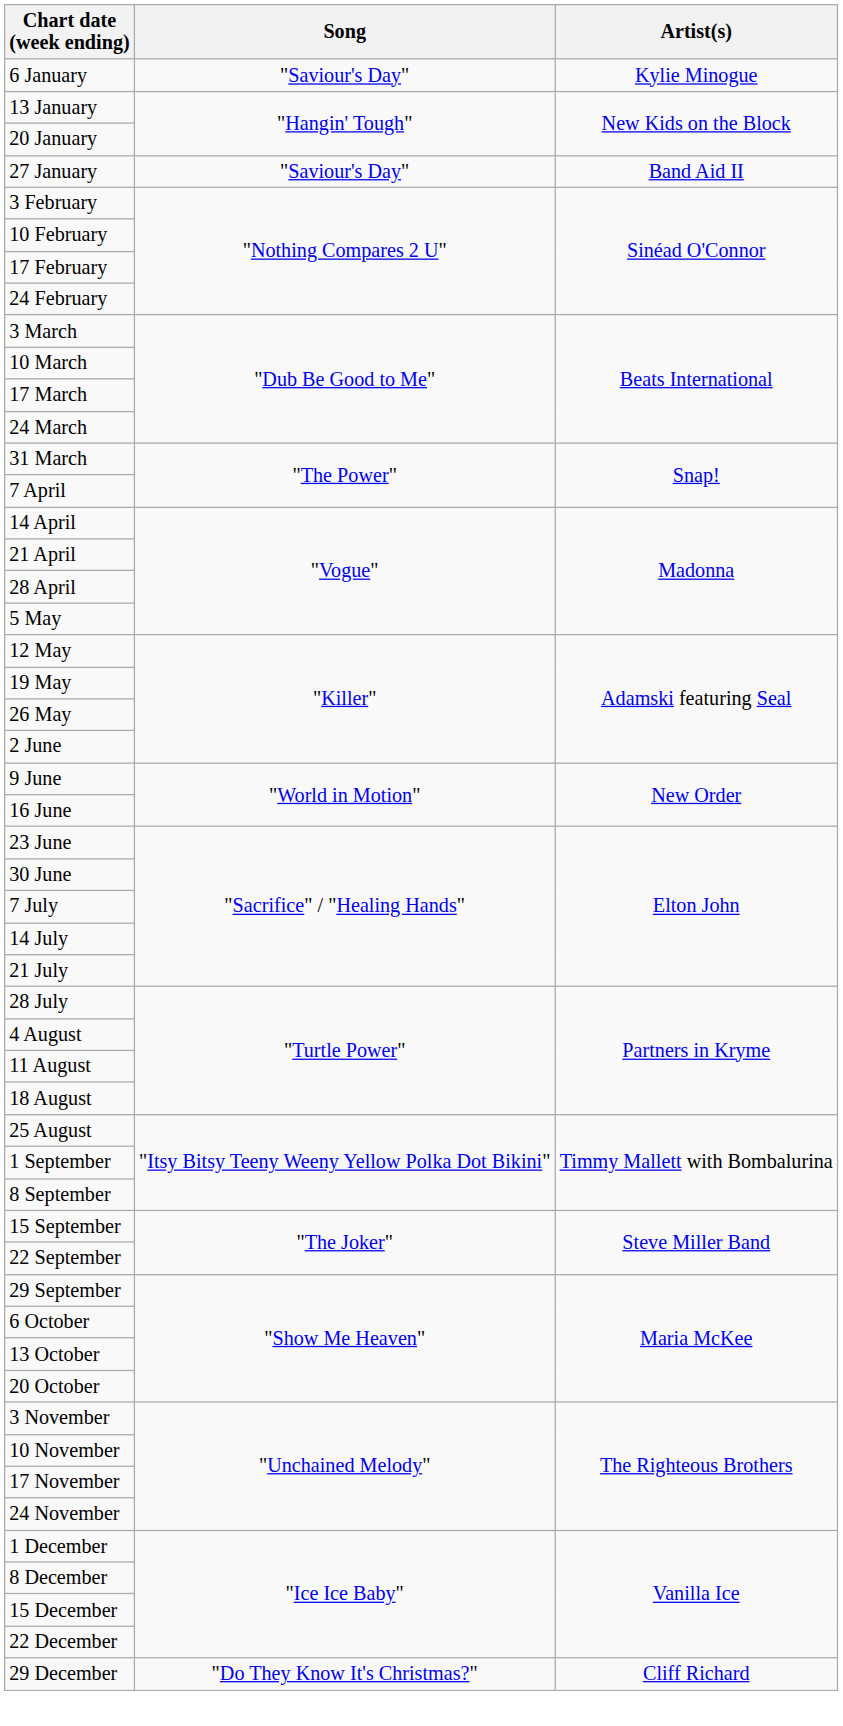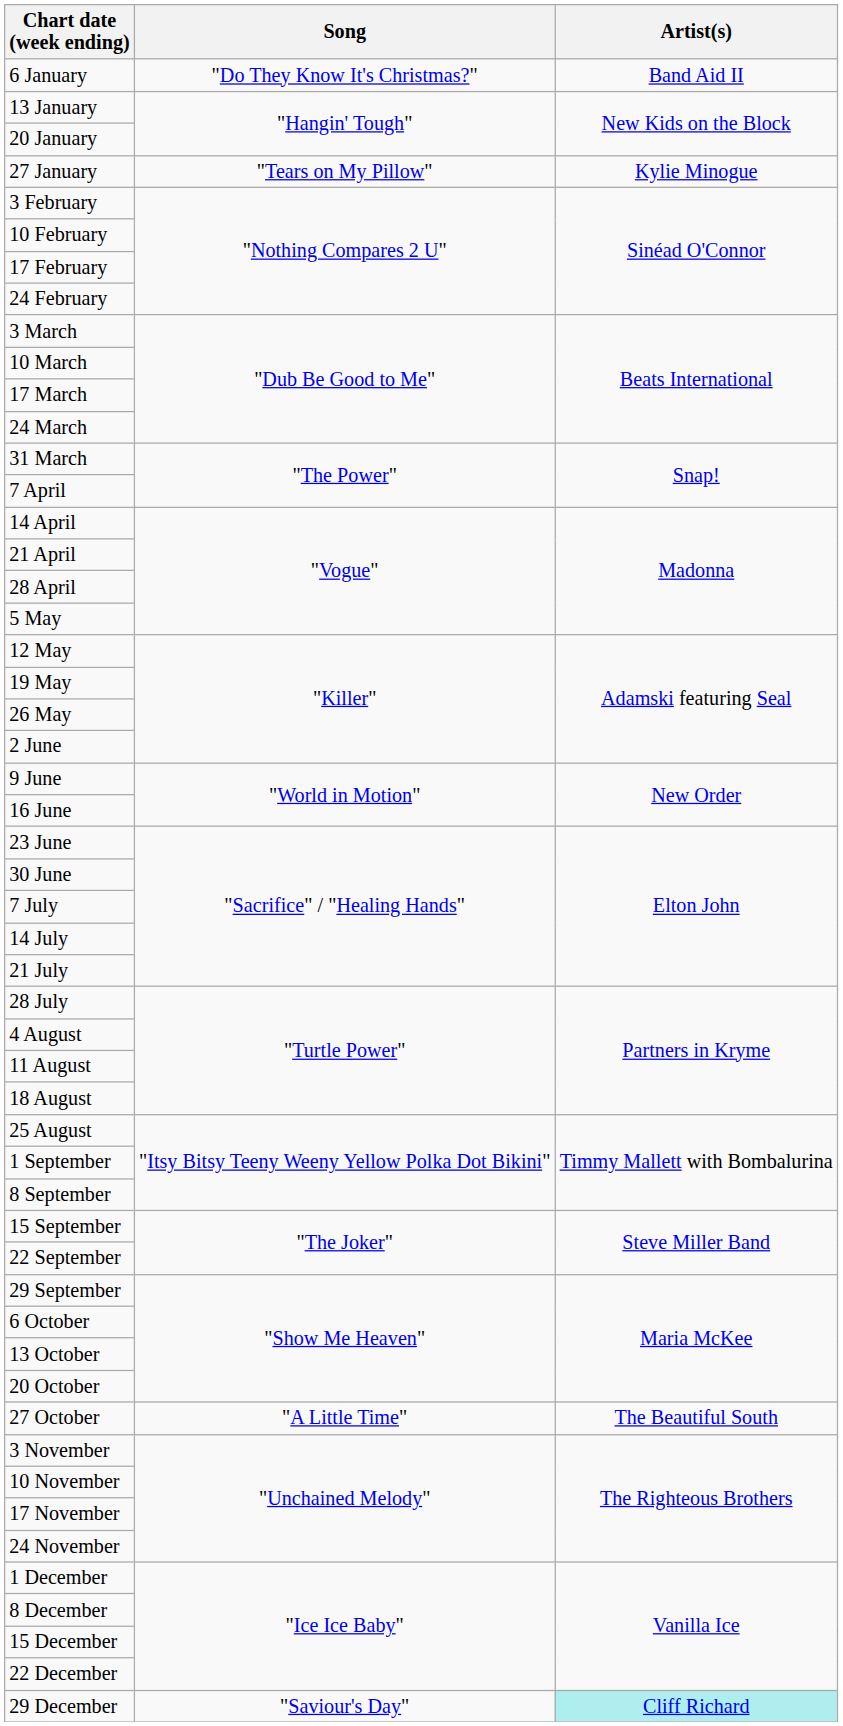(345, 75) "Saviour's Day" -> (345, 75) "Do They Know It's Christmas?"
(696, 75) Kylie Minogue -> (696, 75) Band Aid II
(345, 171) "Saviour's Day" -> (345, 171) "Tears on My Pillow"
(696, 171) Band Aid II -> (696, 171) Kylie Minogue
+ row: (54, 1417)
(345, 1673) "Do They Know It's Christmas?" -> (345, 1705) "Saviour's Day"
(696, 1673) no background -> (696, 1705) paleturquoise background
